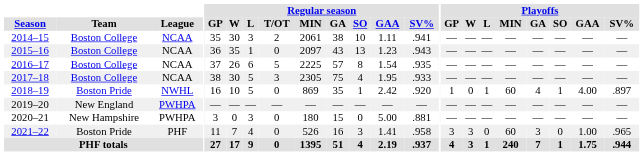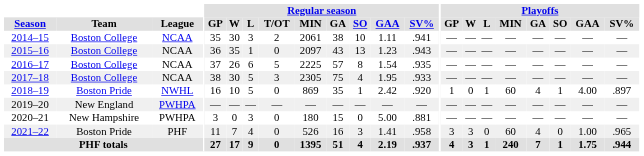(538, 131) 3 -> (538, 131) 4
